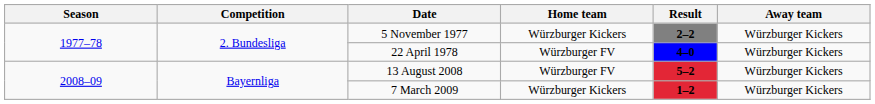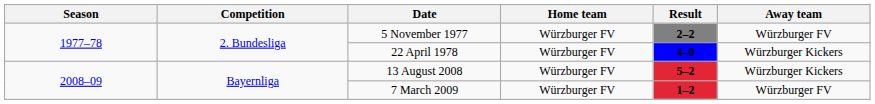(577, 33) Würzburger Kickers -> (577, 33) Würzburger FV
(794, 33) Würzburger Kickers -> (794, 33) Würzburger FV
(577, 90) Würzburger Kickers -> (577, 90) Würzburger FV
(794, 90) Würzburger Kickers -> (794, 90) Würzburger FV
